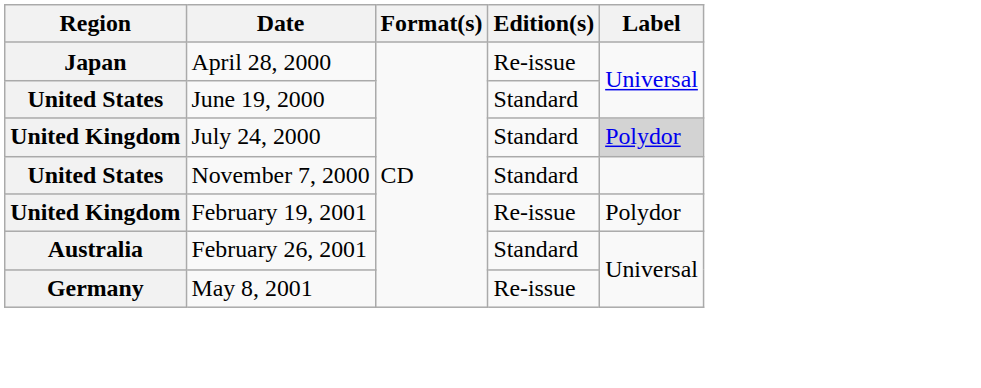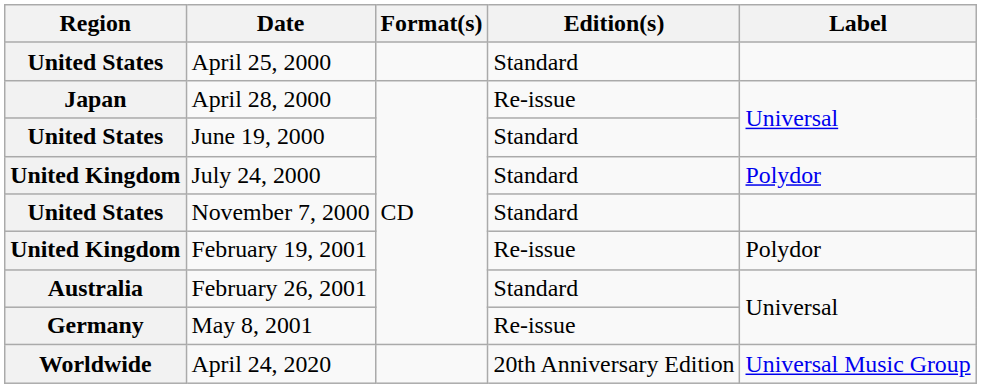+ row: (261, 61)
(643, 136) lightgrey background -> (783, 174) no background
+ row: (261, 363)
